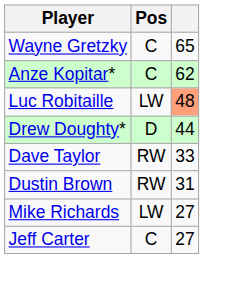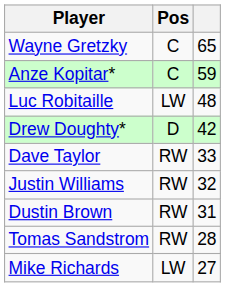(185, 74) 62 -> (207, 74) 59
(185, 101) lightsalmon background -> (207, 101) no background
(185, 129) 44 -> (207, 129) 42
+ row: (66, 184)
+ row: (79, 240)
- row: (49, 240)
